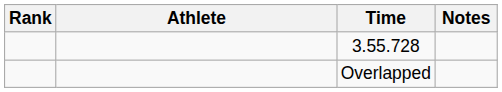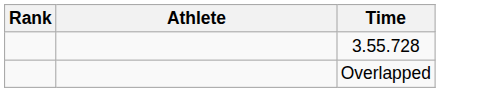- column: (466, 18)
